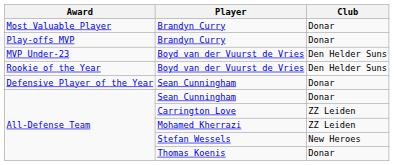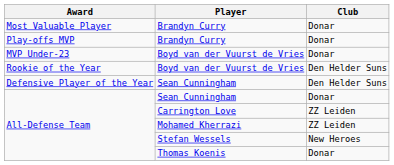(348, 54) Den Helder Suns -> (321, 54) Donar
(321, 82) Donar -> (348, 82) Den Helder Suns
